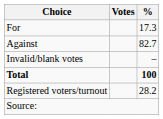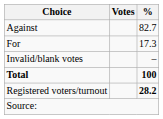rows swapped: (13, 28) <-> (22, 43)
(148, 91) normal -> (148, 91) bold
